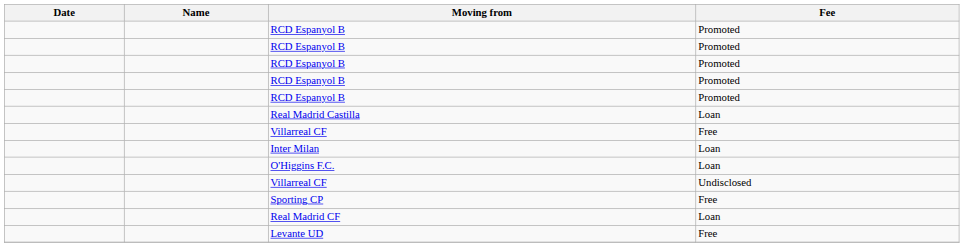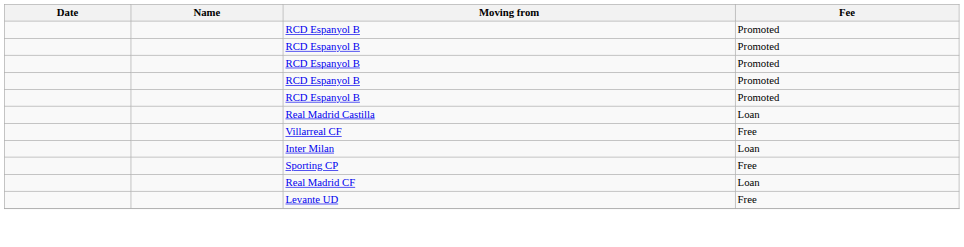- row: (302, 166)
- row: (299, 183)
